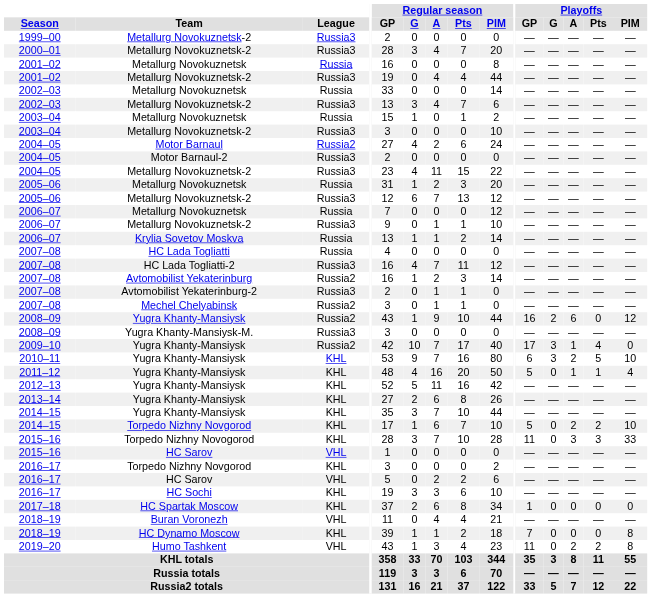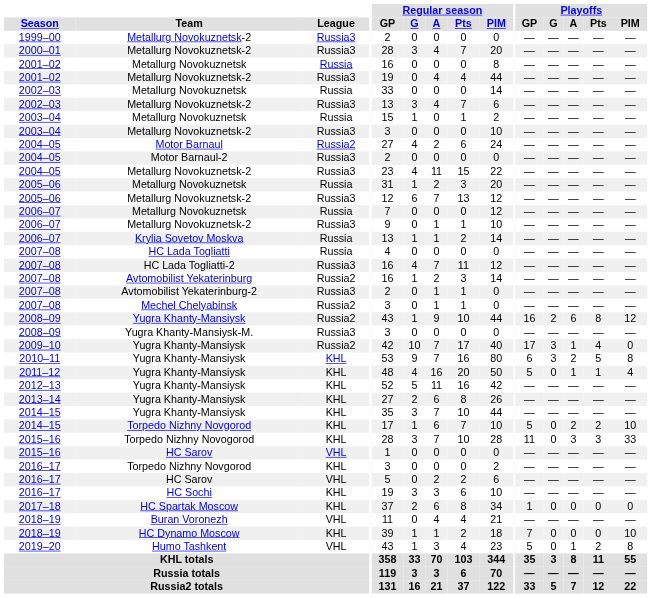(598, 319) 0 -> (598, 319) 8
(630, 359) 10 -> (630, 359) 8
(630, 533) 8 -> (630, 533) 10
(529, 546) 11 -> (529, 546) 5
(573, 546) 2 -> (573, 546) 1
